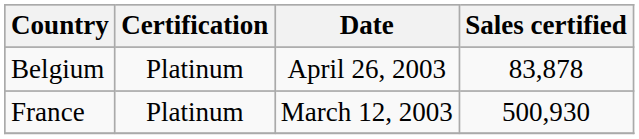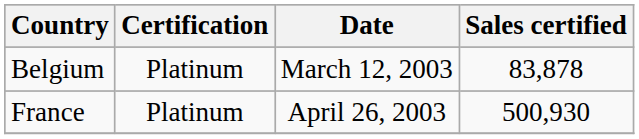(367, 68) April 26, 2003 -> (367, 68) March 12, 2003
(367, 111) March 12, 2003 -> (367, 111) April 26, 2003
